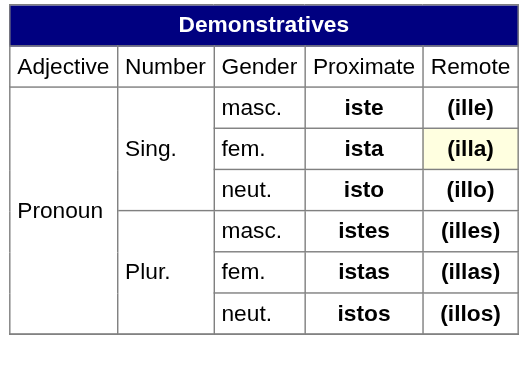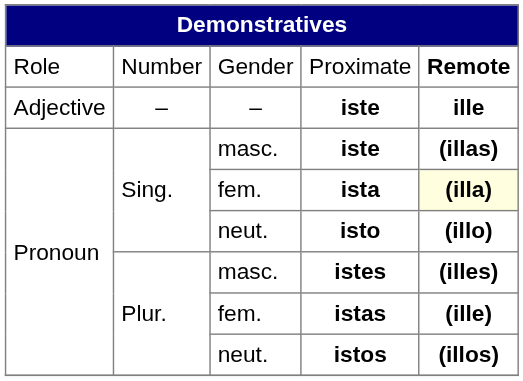(63, 66) Adjective -> (37, 66) Role
(471, 66) normal -> (469, 66) bold
+ row: (256, 107)
(471, 107) (ille) -> (469, 148) (illas)
(471, 272) (illas) -> (469, 313) (ille)
